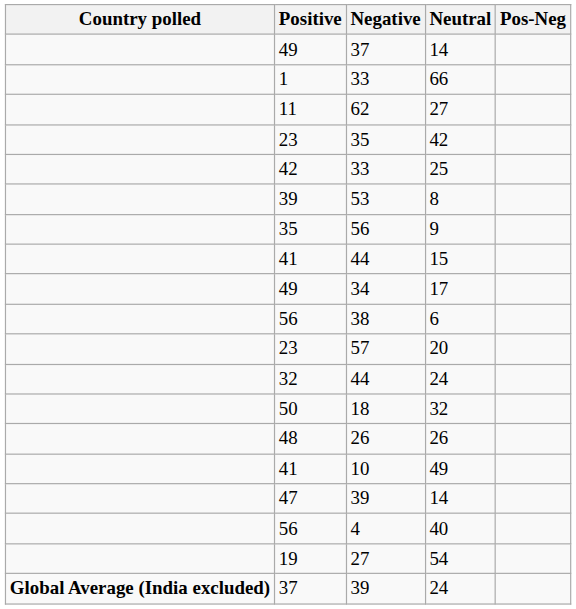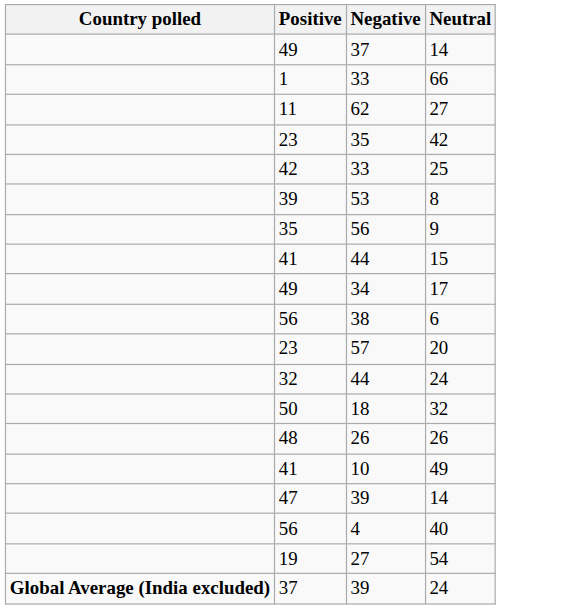- column: (533, 19)
